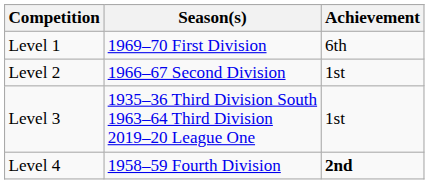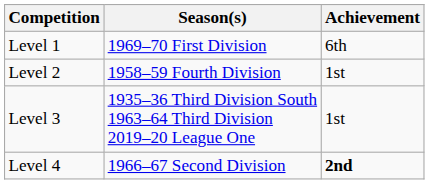(197, 72) 1966–67 Second Division -> (194, 72) 1958–59 Fourth Division
(194, 165) 1958–59 Fourth Division -> (197, 165) 1966–67 Second Division
